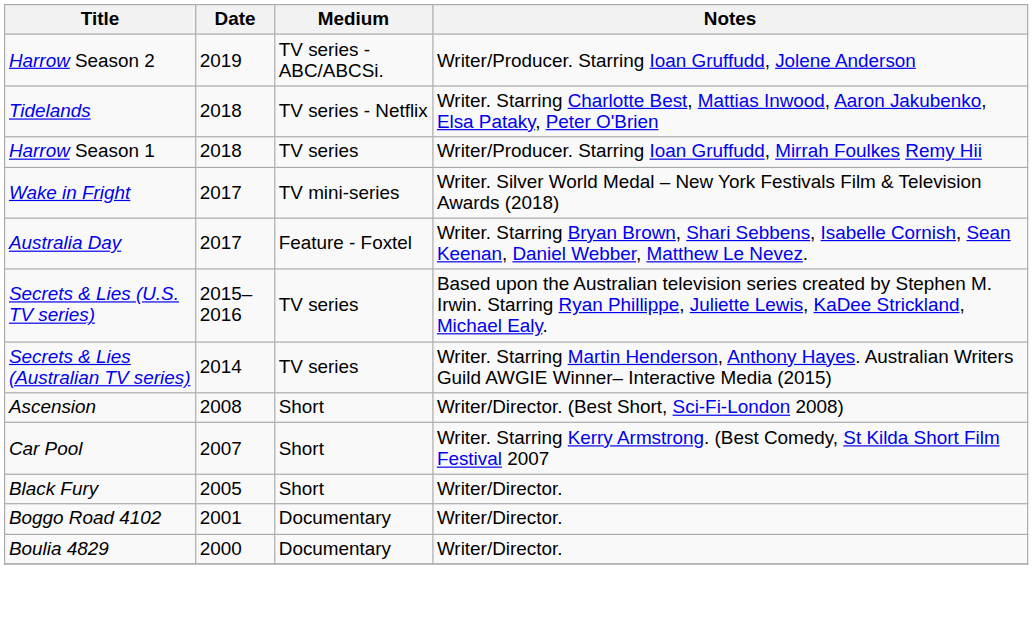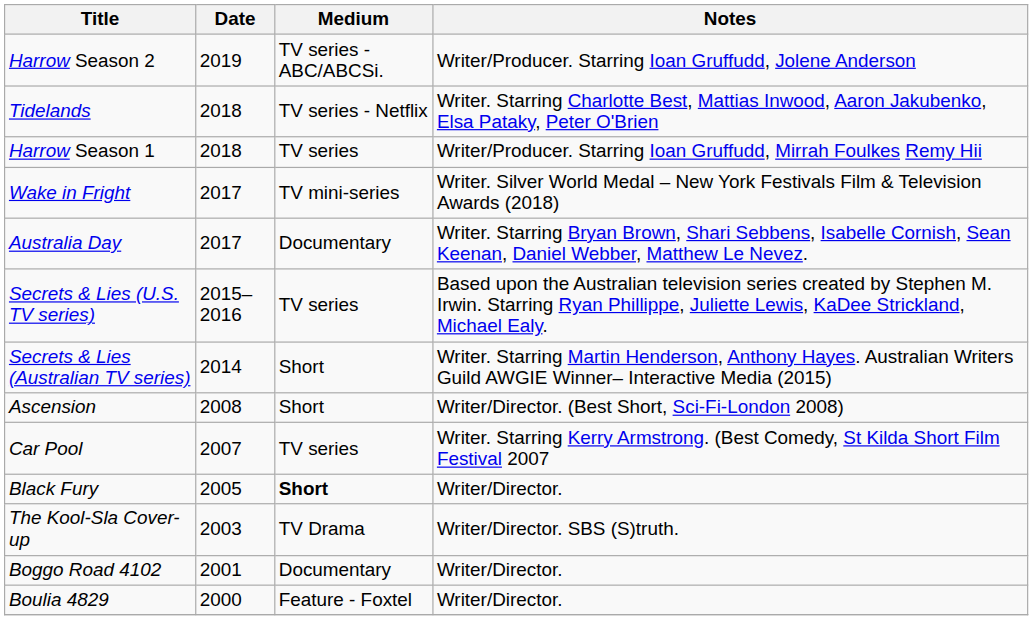(345, 243) Feature - Foxtel -> (335, 243) Documentary
(319, 367) TV series -> (301, 367) Short
(301, 448) Short -> (319, 448) TV series
(301, 488) normal -> (303, 488) bold
+ row: (94, 529)
(335, 548) Documentary -> (345, 599) Feature - Foxtel
